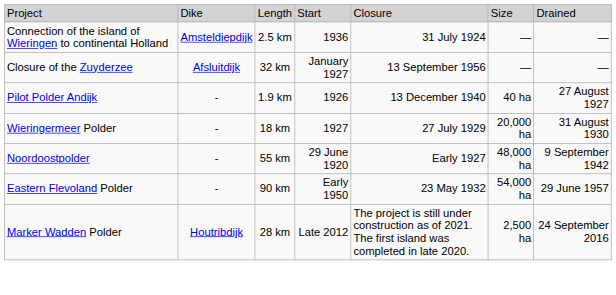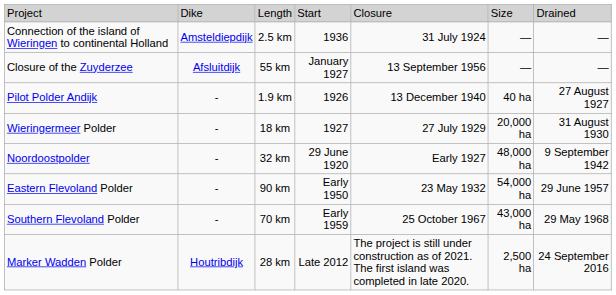(275, 67) 32 km -> (275, 67) 55 km
(275, 158) 55 km -> (275, 158) 32 km
+ row: (73, 219)
